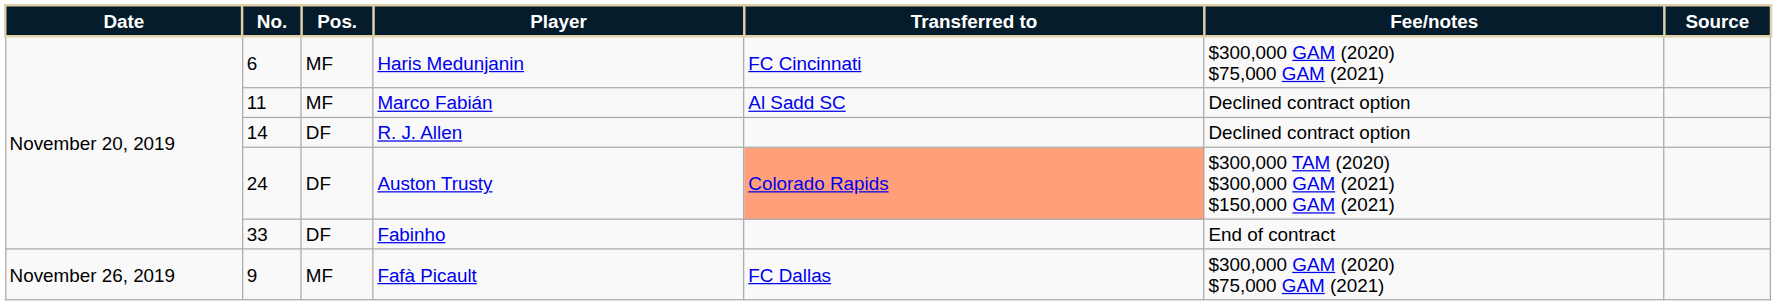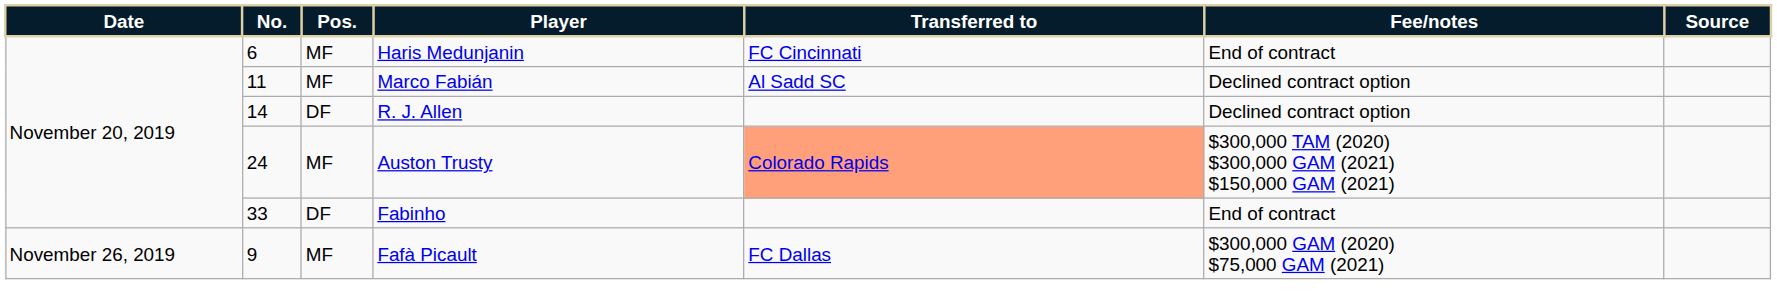(1302, 63) $300,000 GAM (2020) $75,000 GAM (2021) -> (1272, 52) End of contract
(318, 184) DF -> (319, 163) MF
